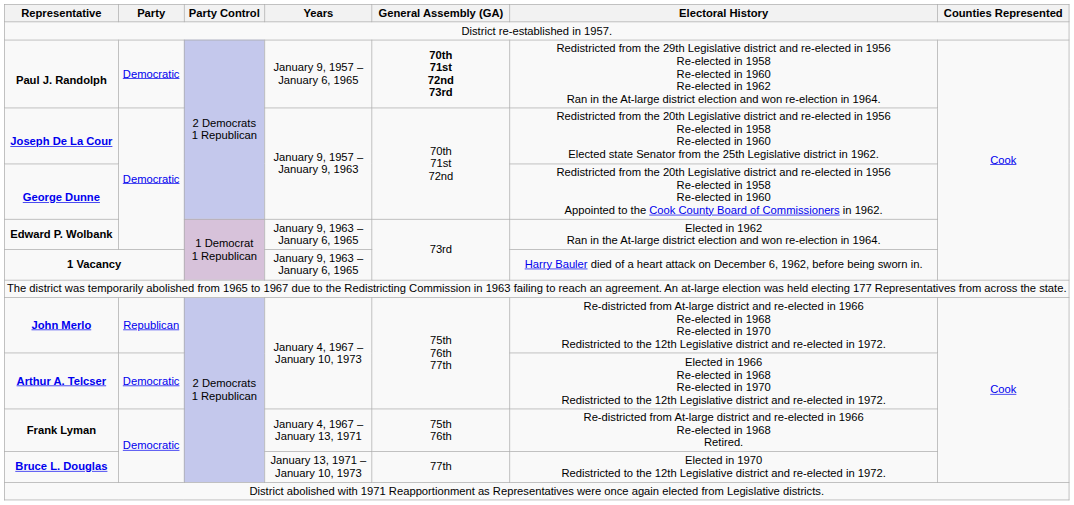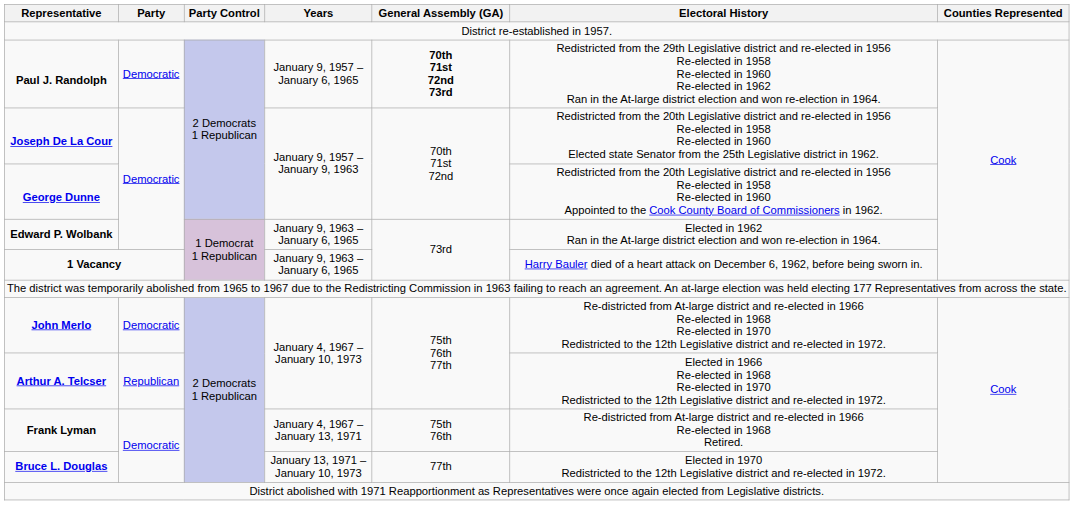(151, 325) Republican -> (151, 325) Democratic
(151, 381) Democratic -> (151, 381) Republican
